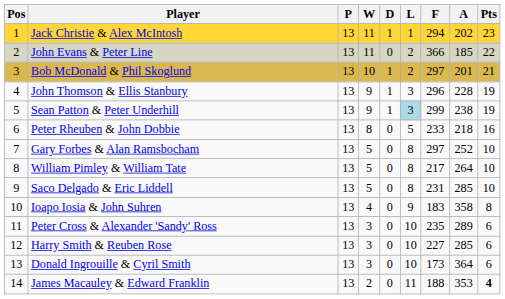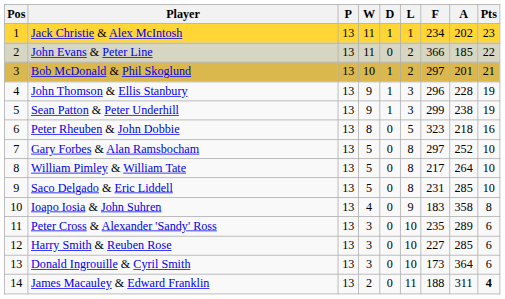(435, 33) 294 -> (435, 33) 234
(411, 110) lightblue background -> (411, 110) no background
(435, 129) 233 -> (435, 129) 323
(464, 284) 353 -> (464, 284) 311
